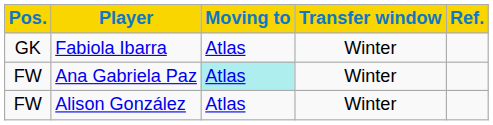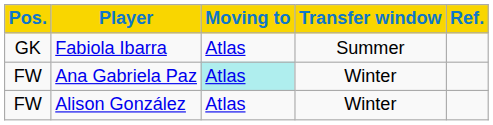(370, 47) Winter -> (370, 47) Summer
